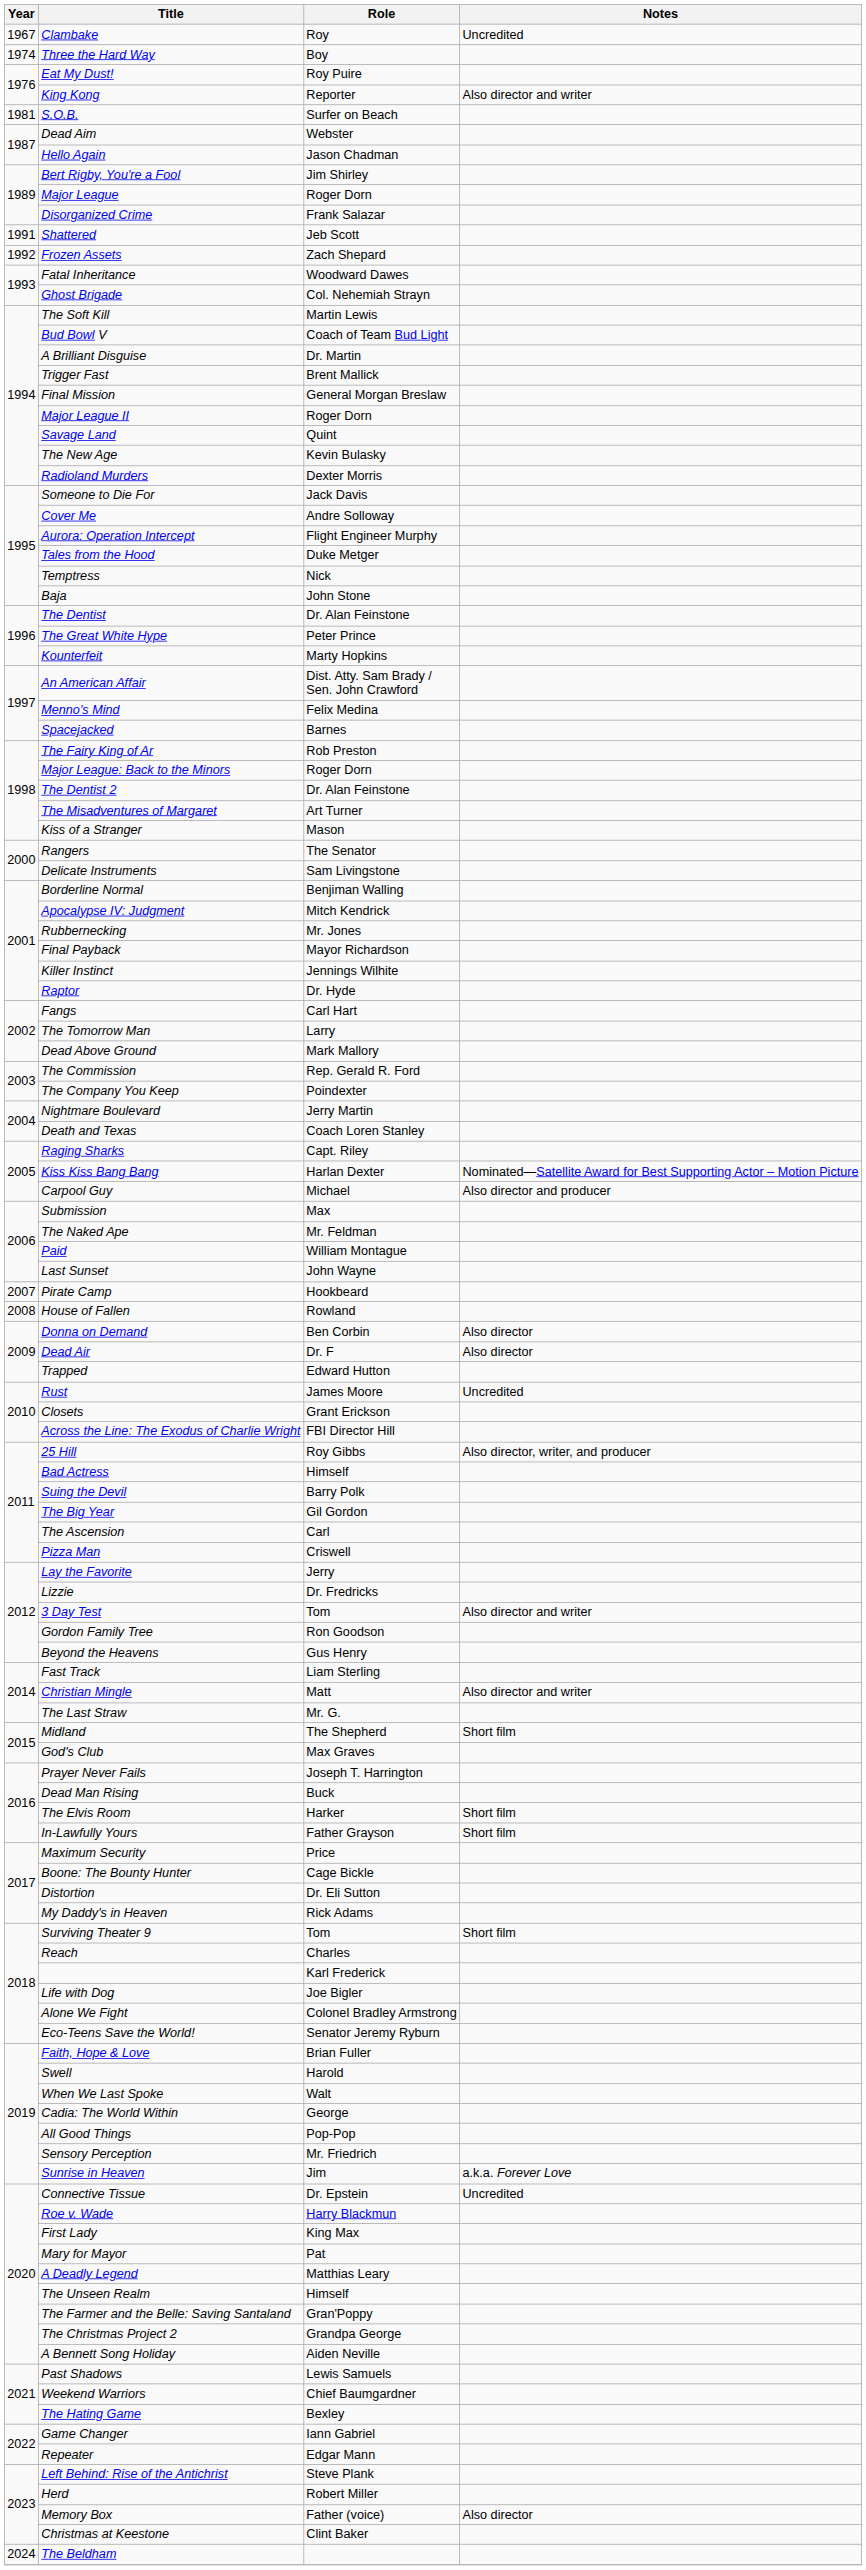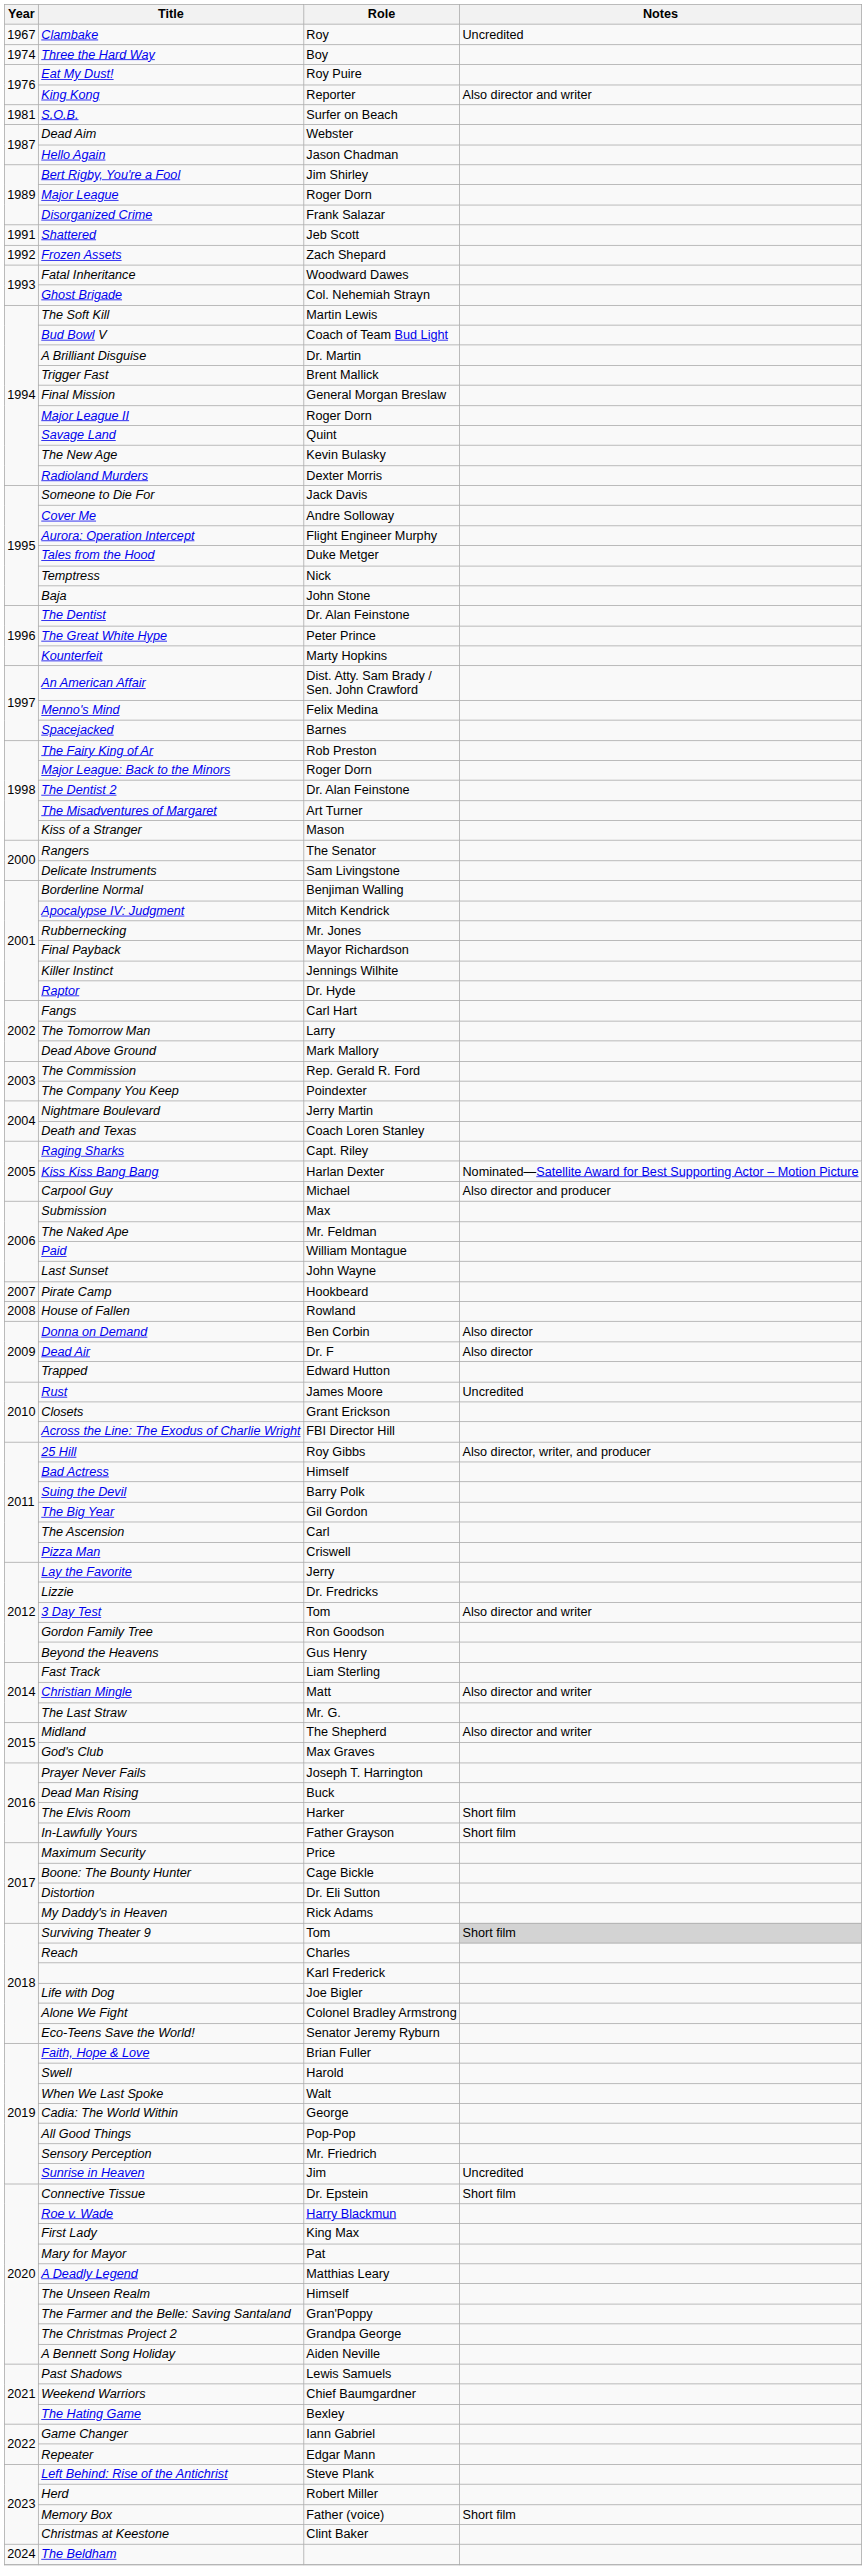(489, 1732) Short film -> (527, 1732) Also director and writer
(489, 1933) no background -> (489, 1933) lightgrey background
(517, 2173) a.k.a. Forever Love -> (493, 2173) Uncredited
(493, 2193) Uncredited -> (489, 2193) Short film
(498, 2514) Also director -> (489, 2514) Short film
